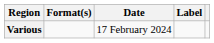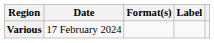columns swapped: (134, 12) <-> (69, 12)
